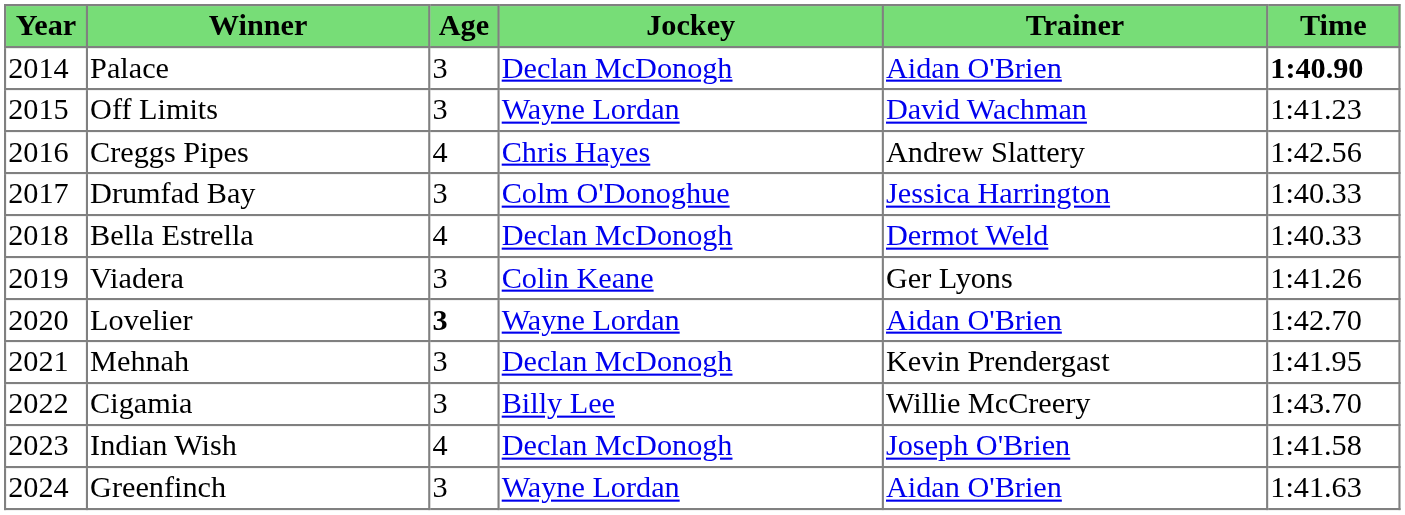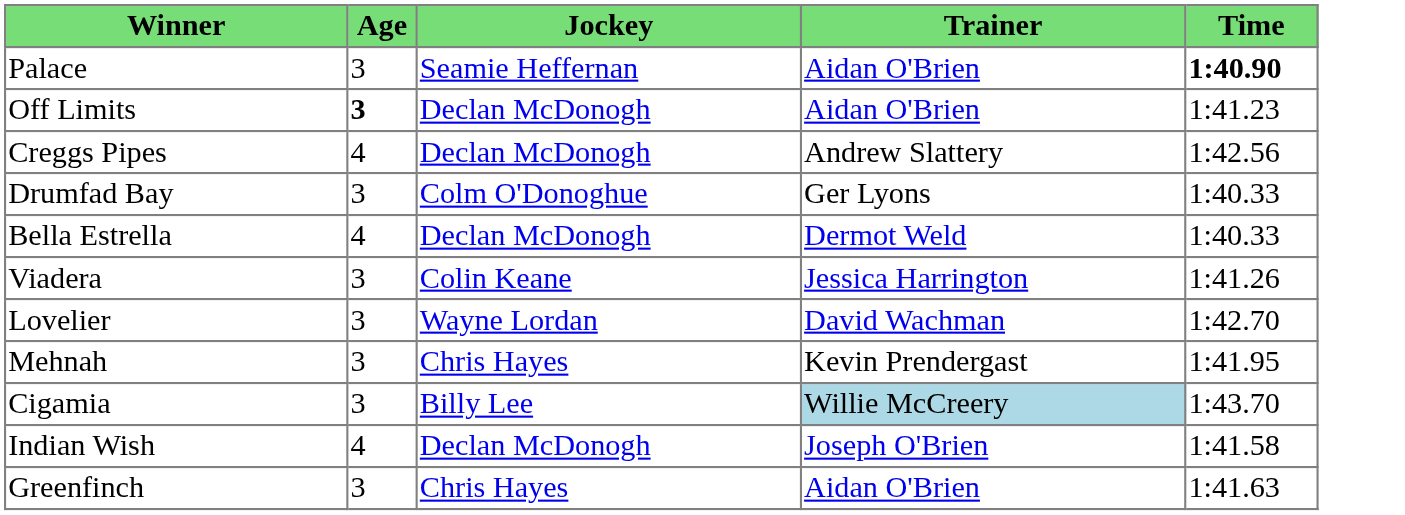- column: (46, 25)
(617, 67) Declan McDonogh -> (529, 67) Seamie Heffernan
(440, 109) normal -> (358, 109) bold
(591, 109) Wayne Lordan -> (535, 109) Declan McDonogh
(986, 109) David Wachman -> (892, 109) Aidan O'Brien
(576, 151) Chris Hayes -> (535, 151) Declan McDonogh
(998, 193) Jessica Harrington -> (867, 193) Ger Lyons
(949, 277) Ger Lyons -> (916, 277) Jessica Harrington
(440, 319) bold -> (358, 319) normal
(974, 319) Aidan O'Brien -> (905, 319) David Wachman
(617, 361) Declan McDonogh -> (494, 361) Chris Hayes
(988, 403) no background -> (906, 403) lightblue background
(591, 487) Wayne Lordan -> (494, 487) Chris Hayes
